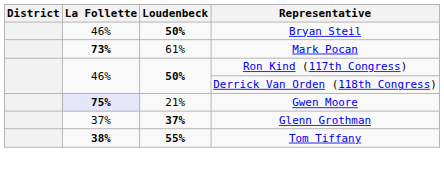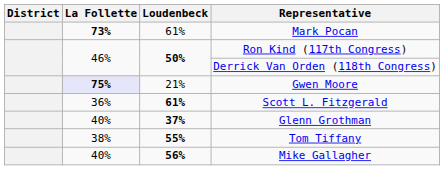- row: (325, 31)
+ row: (325, 102)
(101, 120) 37% -> (101, 120) 40%
(101, 138) bold -> (101, 138) normal
+ row: (325, 156)
